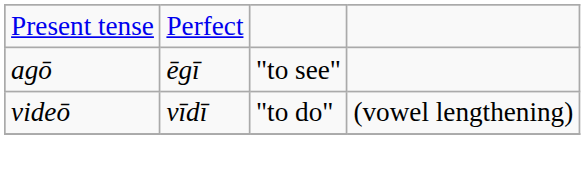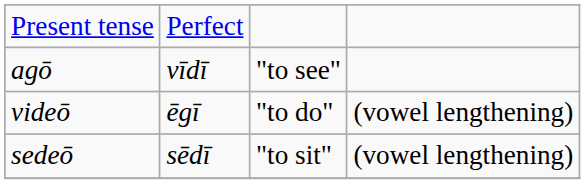(183, 69) ēgī -> (187, 69) vīdī
(187, 112) vīdī -> (183, 112) ēgī
+ row: (42, 155)
